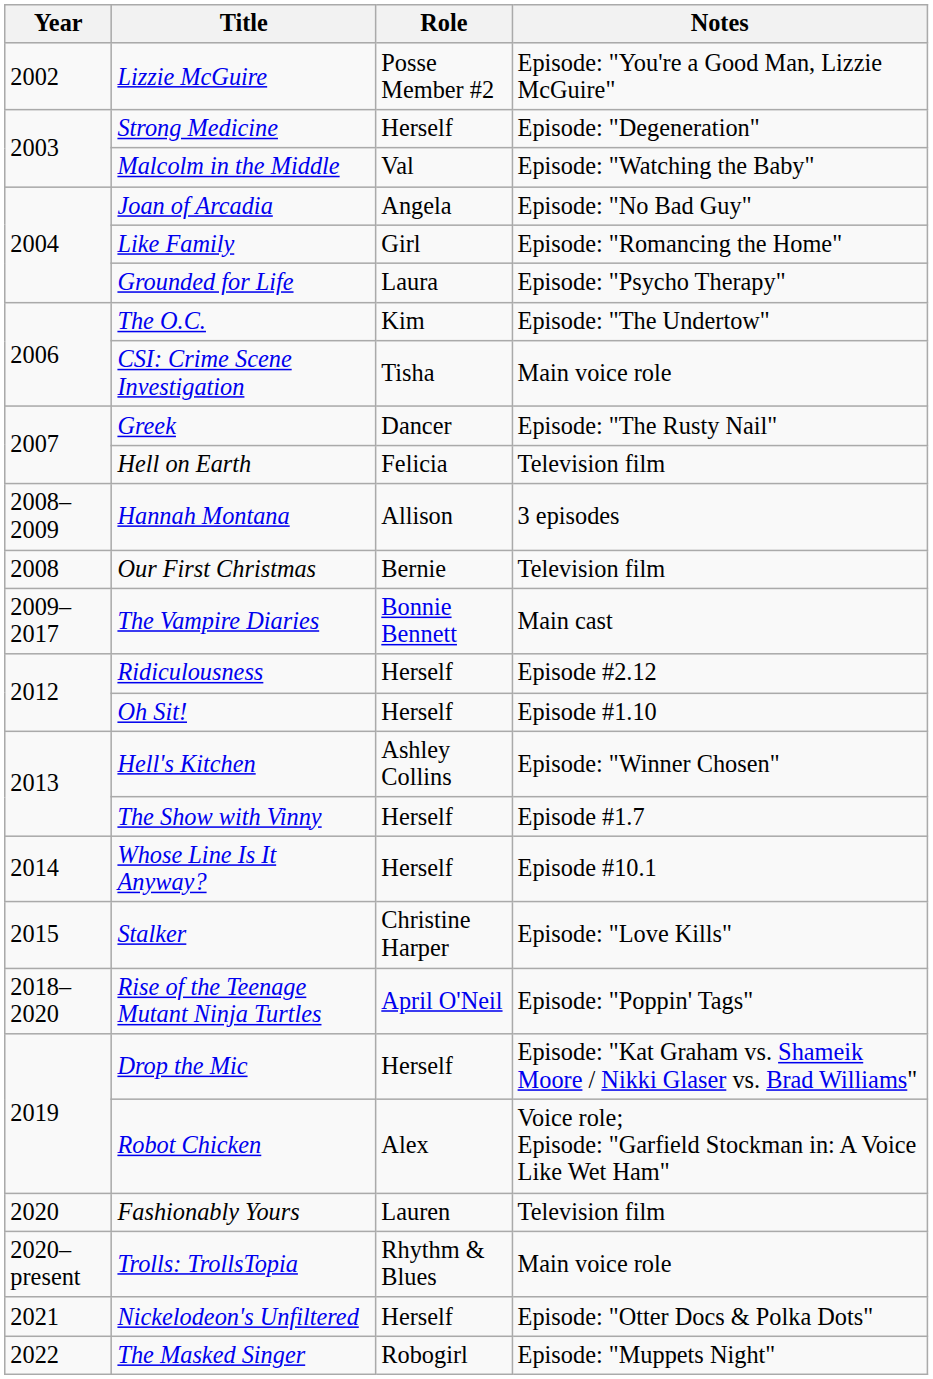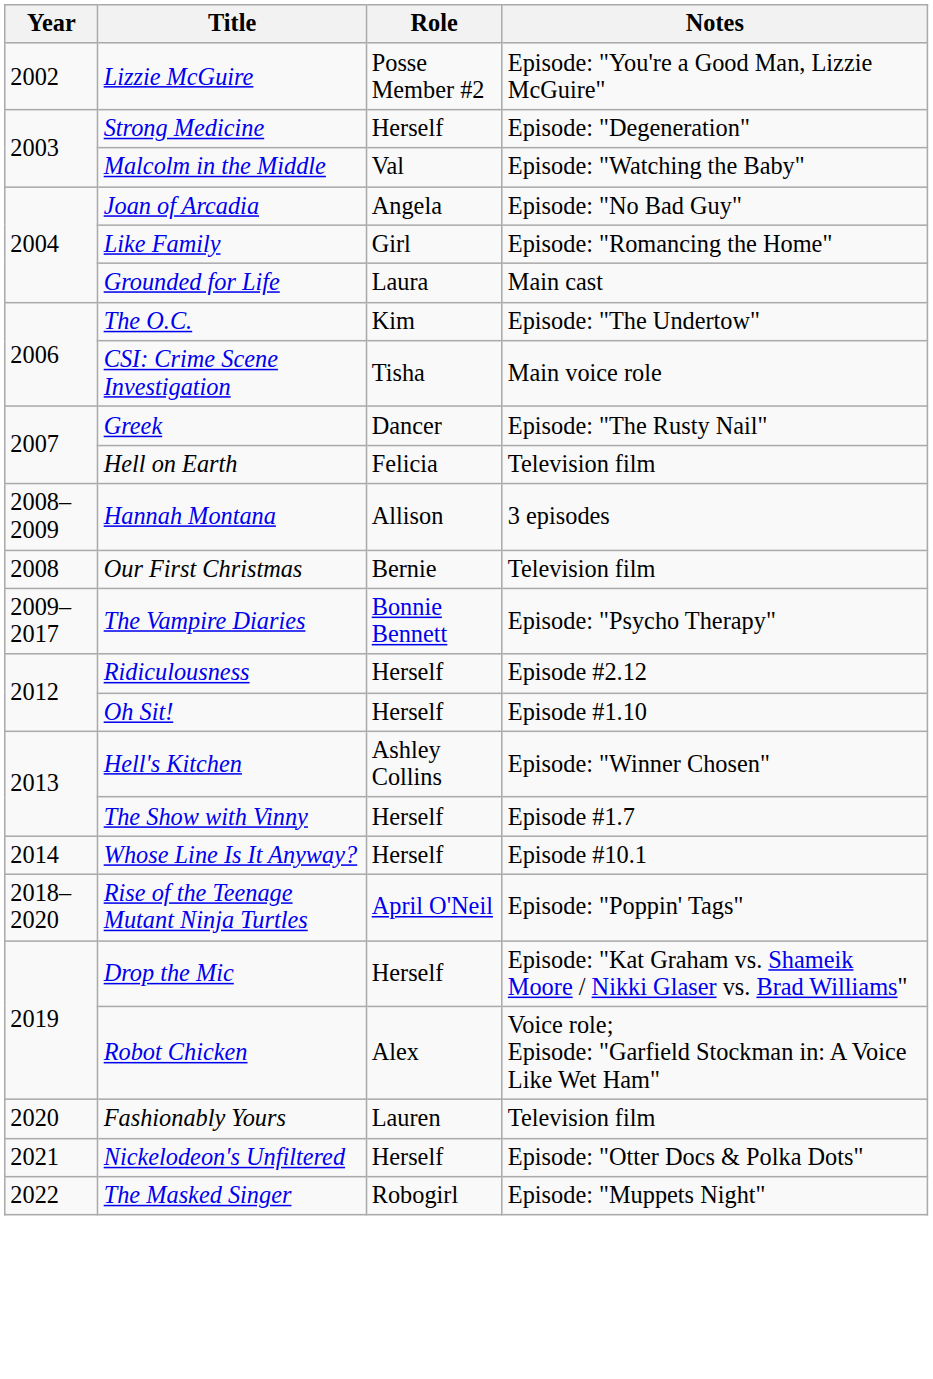(652, 282) Episode: "Psycho Therapy" -> (555, 282) Main cast
(565, 620) Main cast -> (642, 620) Episode: "Psycho Therapy"
- row: (152, 934)
- row: (208, 1264)
